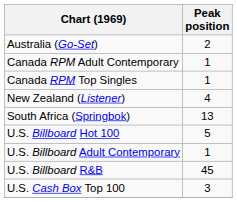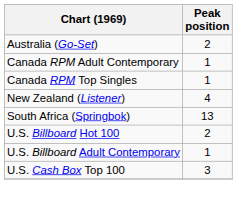(207, 134) 5 -> (207, 134) 2
- row: (55, 170)
